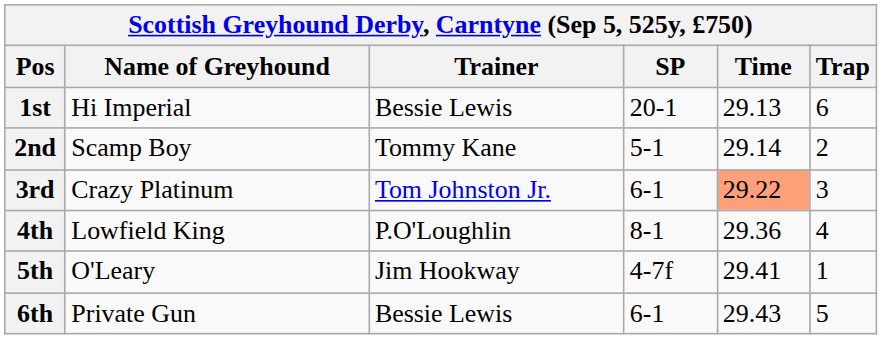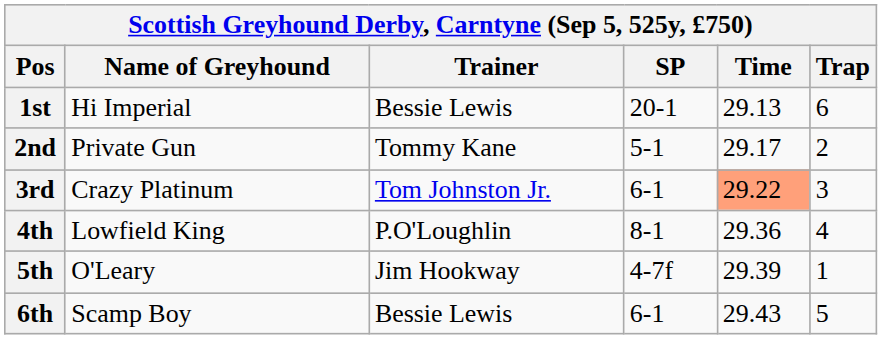(131, 148) Scamp Boy -> (134, 148) Private Gun
(752, 148) 29.14 -> (752, 148) 29.17
(752, 271) 29.41 -> (752, 271) 29.39
(134, 312) Private Gun -> (131, 312) Scamp Boy
